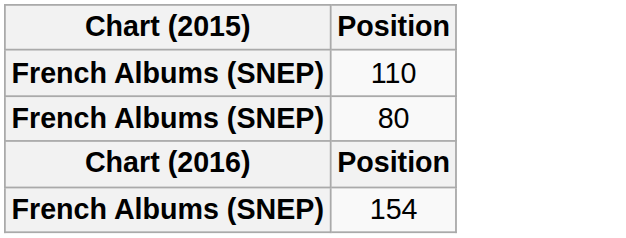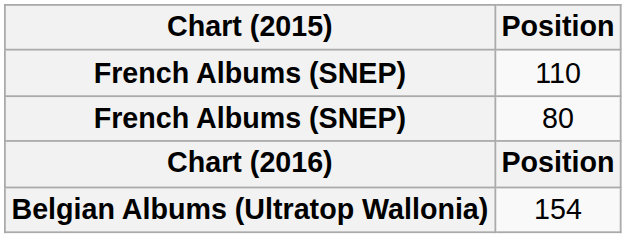(168, 208) French Albums (SNEP) -> (250, 208) Belgian Albums (Ultratop Wallonia)
